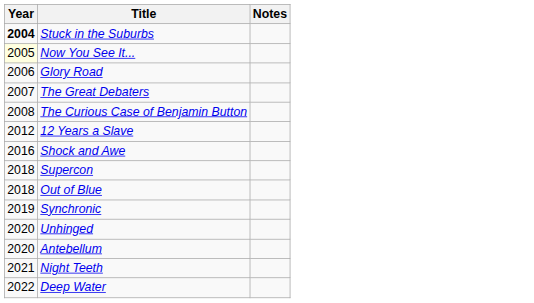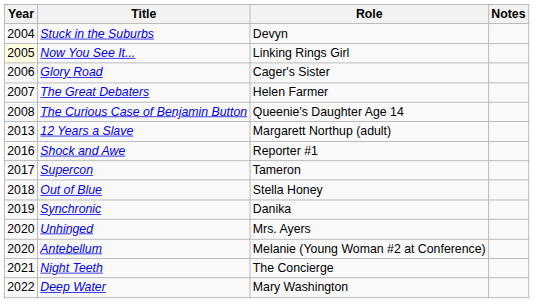+ column: (369, 14)
(21, 33) bold -> (21, 33) normal
(21, 131) 2012 -> (21, 131) 2013
(21, 170) 2018 -> (21, 170) 2017
